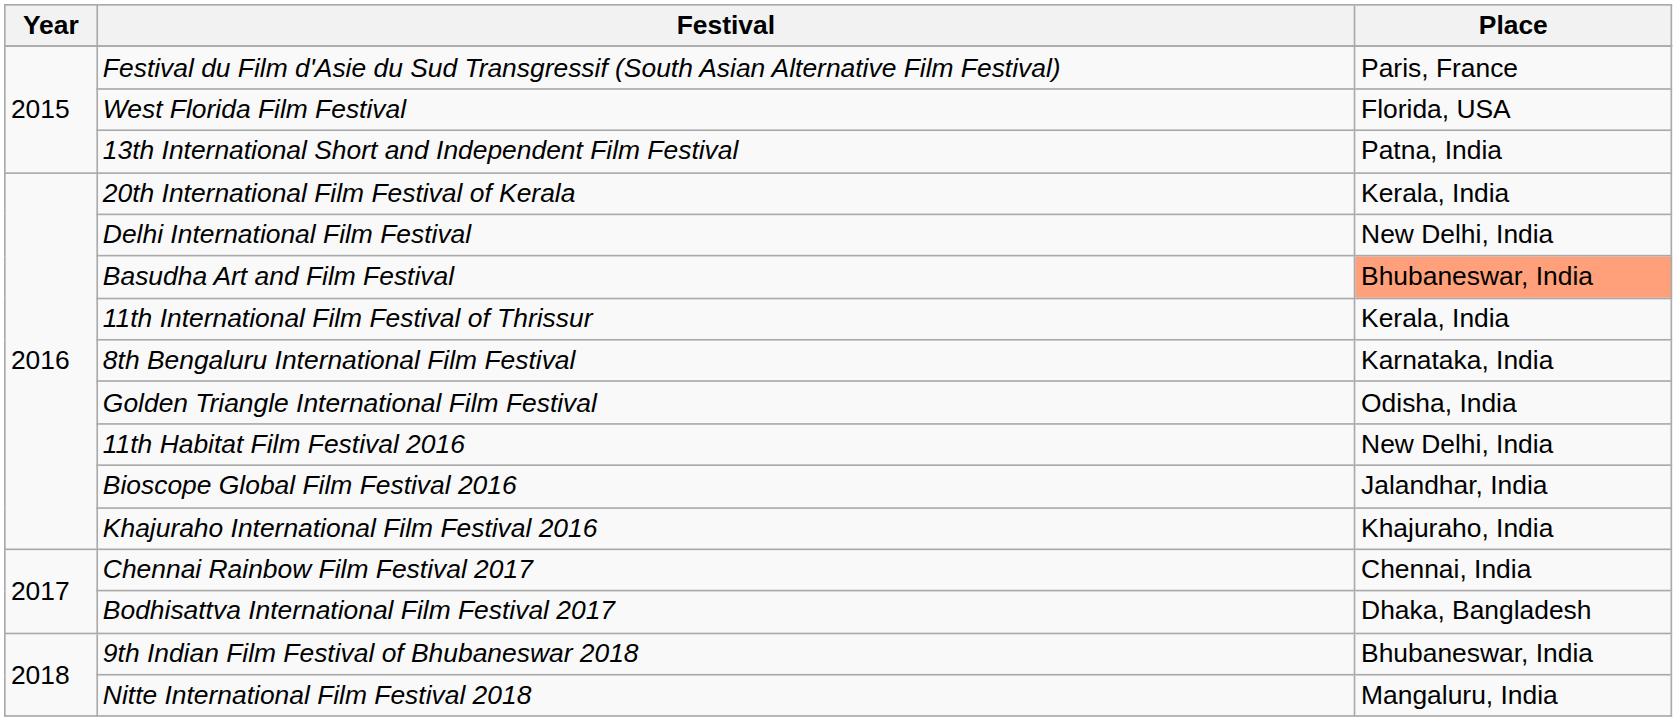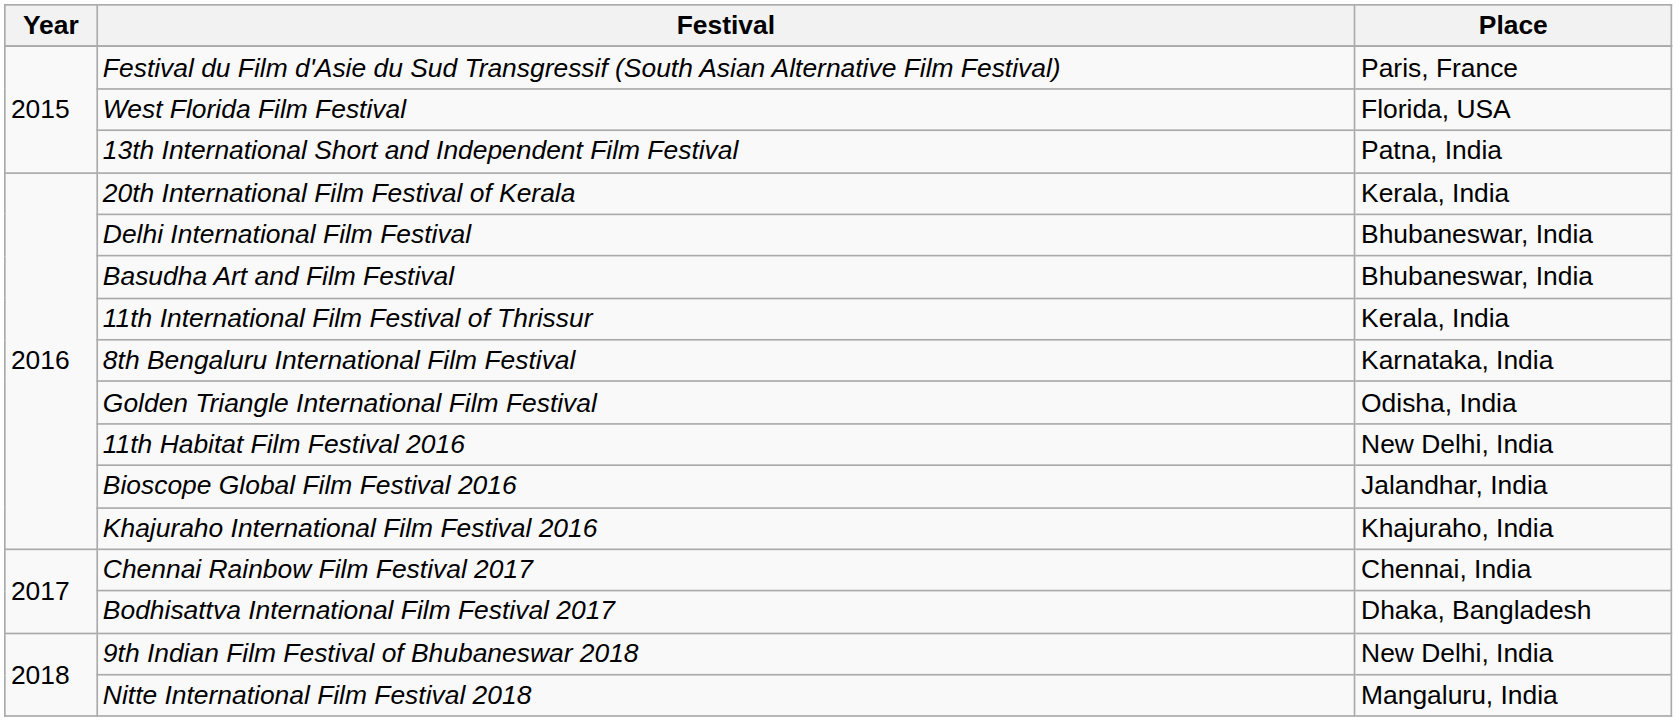(1457, 234) New Delhi, India -> (1477, 234) Bhubaneswar, India
(1477, 276) lightsalmon background -> (1477, 276) no background
(1477, 653) Bhubaneswar, India -> (1457, 653) New Delhi, India
